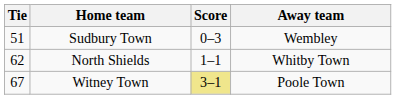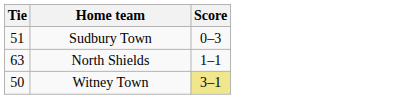- column: (311, 15)
(17, 60) 62 -> (17, 60) 63
(17, 82) 67 -> (17, 82) 50
